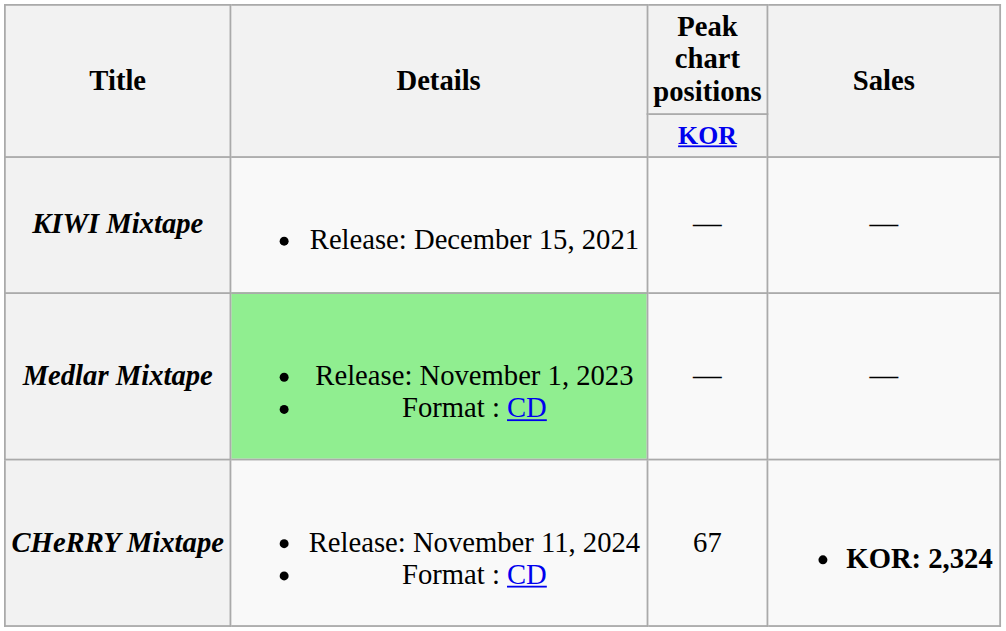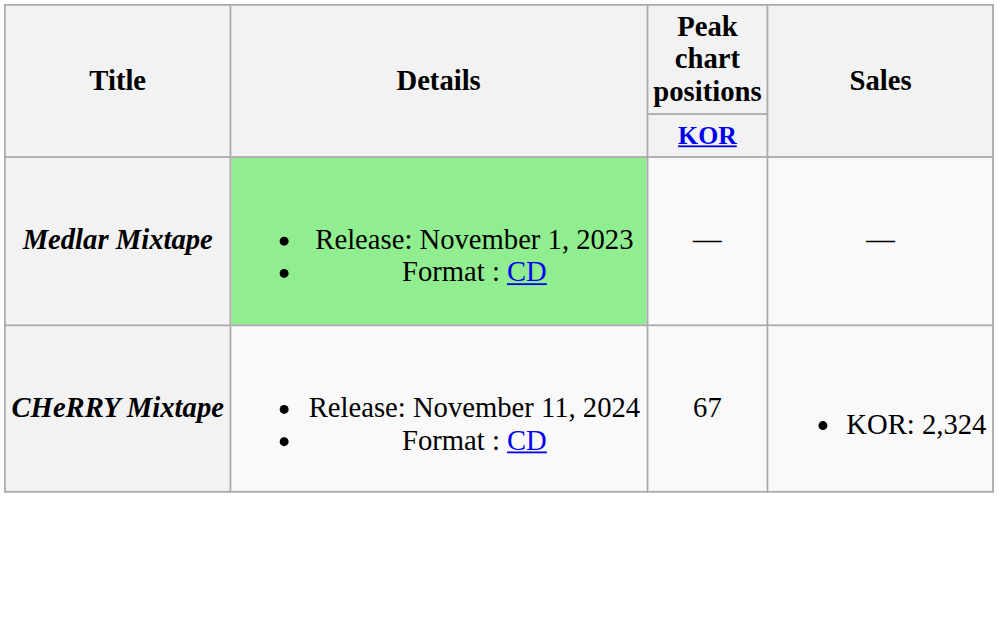- row: (118, 224)
(884, 559) bold -> (881, 424) normal
